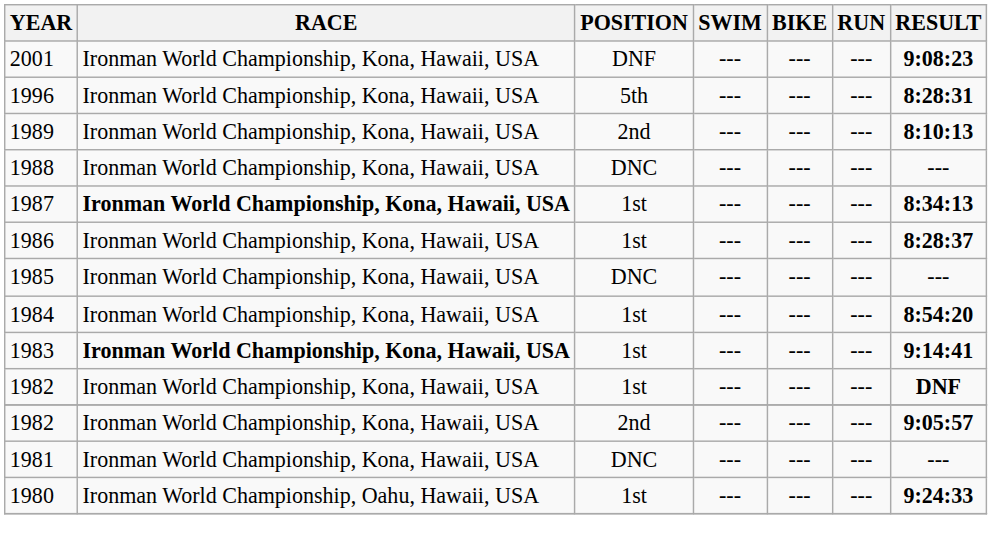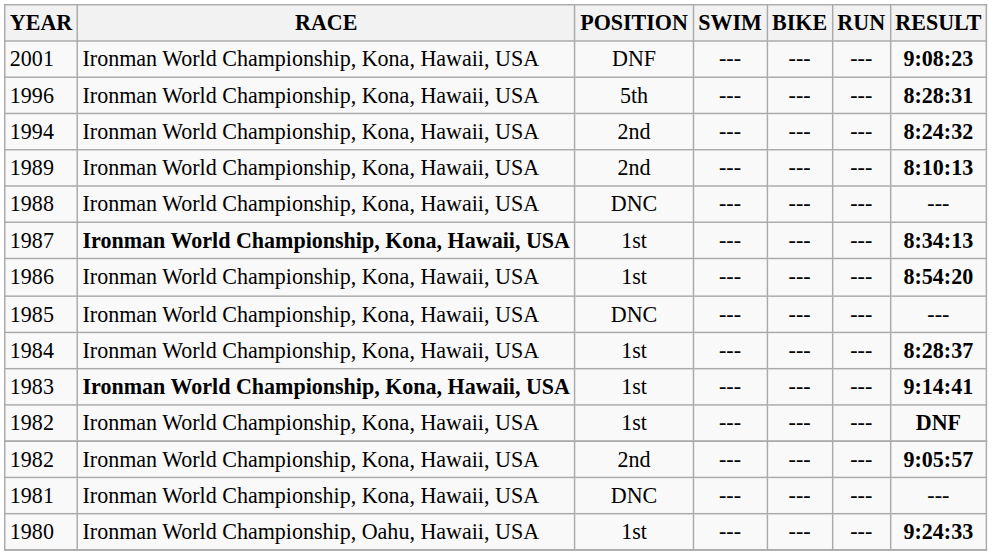+ row: (32, 131)
(938, 240) 8:28:37 -> (938, 277) 8:54:20
(938, 313) 8:54:20 -> (938, 349) 8:28:37
